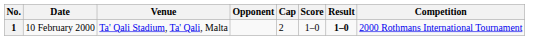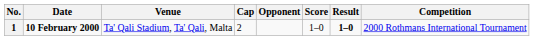columns swapped: (287, 12) <-> (253, 12)
(60, 27) normal -> (62, 27) bold
